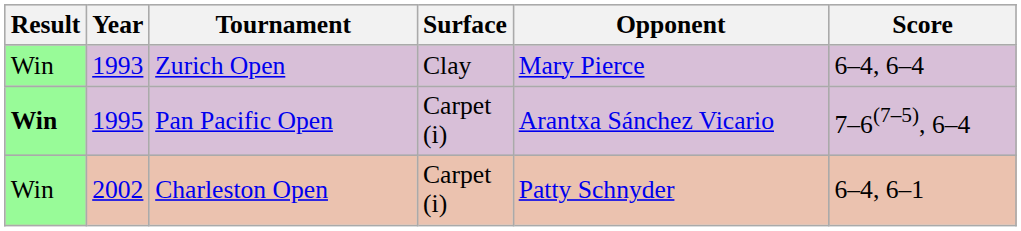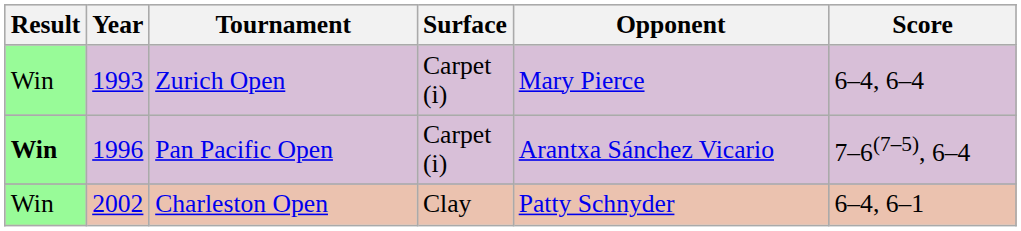(447, 65) Clay -> (457, 79) Carpet (i)
(118, 120) 1995 -> (118, 149) 1996
(457, 189) Carpet (i) -> (447, 204) Clay
